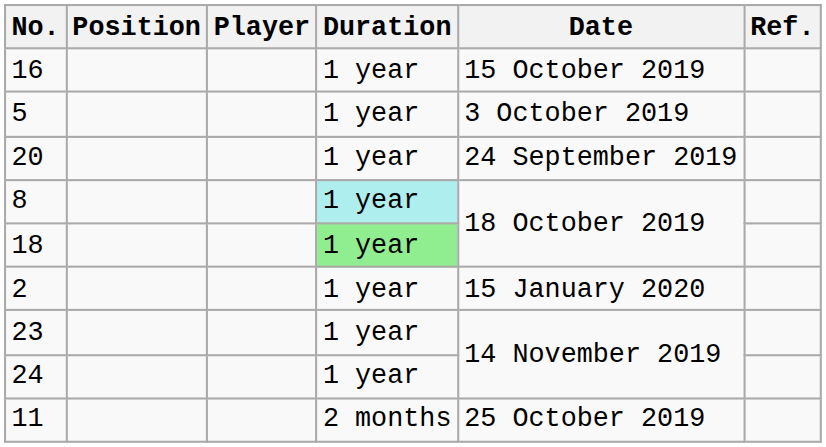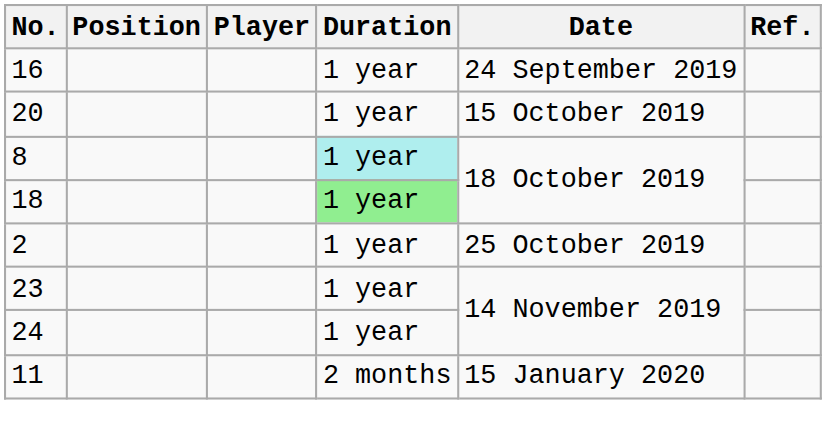(585, 70) 15 October 2019 -> (601, 70) 24 September 2019
- row: (19, 114)
(601, 158) 24 September 2019 -> (585, 114) 15 October 2019
(585, 289) 15 January 2020 -> (585, 245) 25 October 2019
(585, 420) 25 October 2019 -> (585, 376) 15 January 2020
